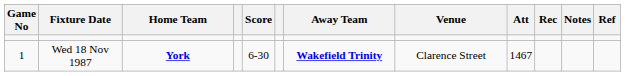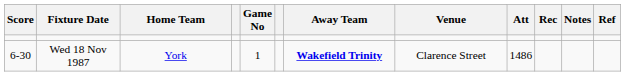columns swapped: (21, 19) <-> (259, 19)
(178, 55) bold -> (176, 55) normal
(521, 55) 1467 -> (521, 55) 1486
